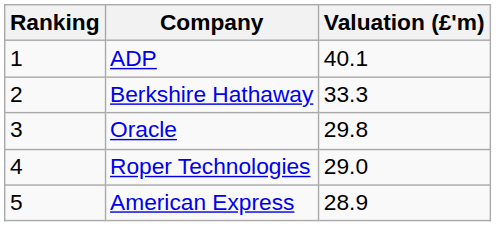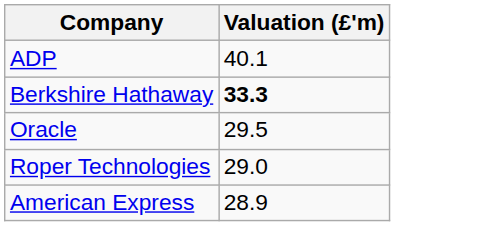- column: (55, 22)
(346, 94) normal -> (246, 94) bold
(346, 130) 29.8 -> (246, 130) 29.5
